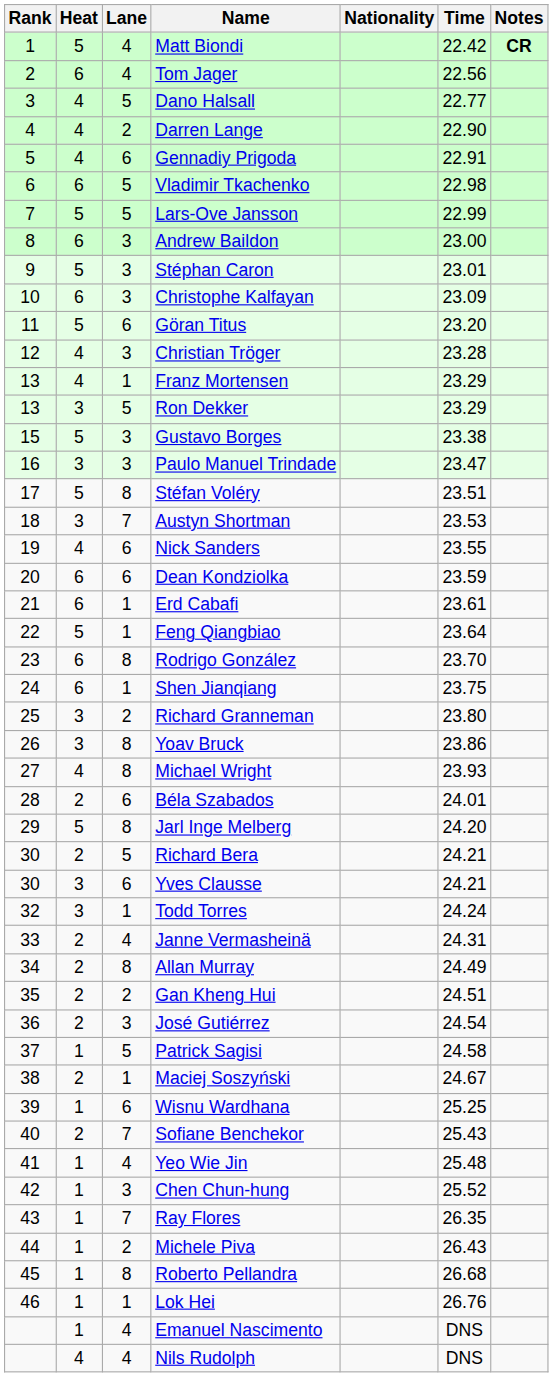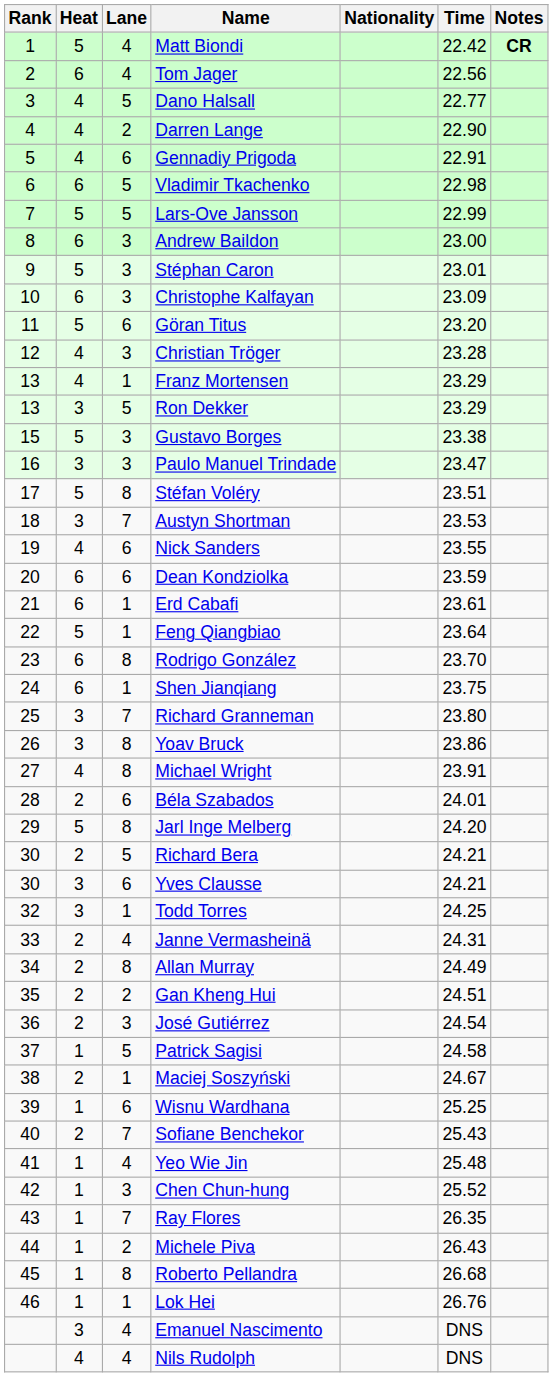(127, 716) 2 -> (127, 716) 7
(464, 772) 23.93 -> (464, 772) 23.91
(464, 911) 24.24 -> (464, 911) 24.25
(79, 1330) 1 -> (79, 1330) 3
